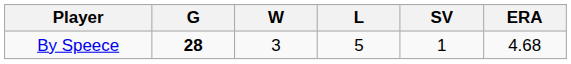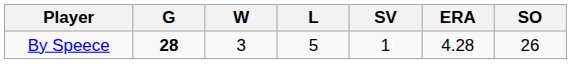+ column: (530, 17)
(525, 44) 4.68 -> (458, 44) 4.28
